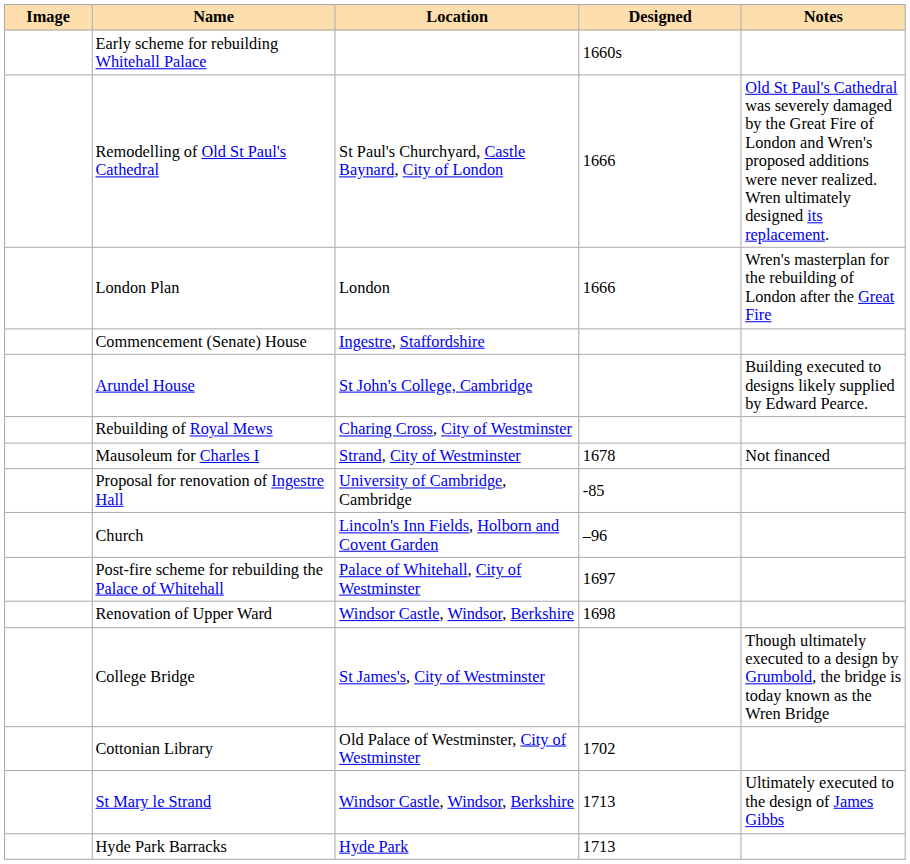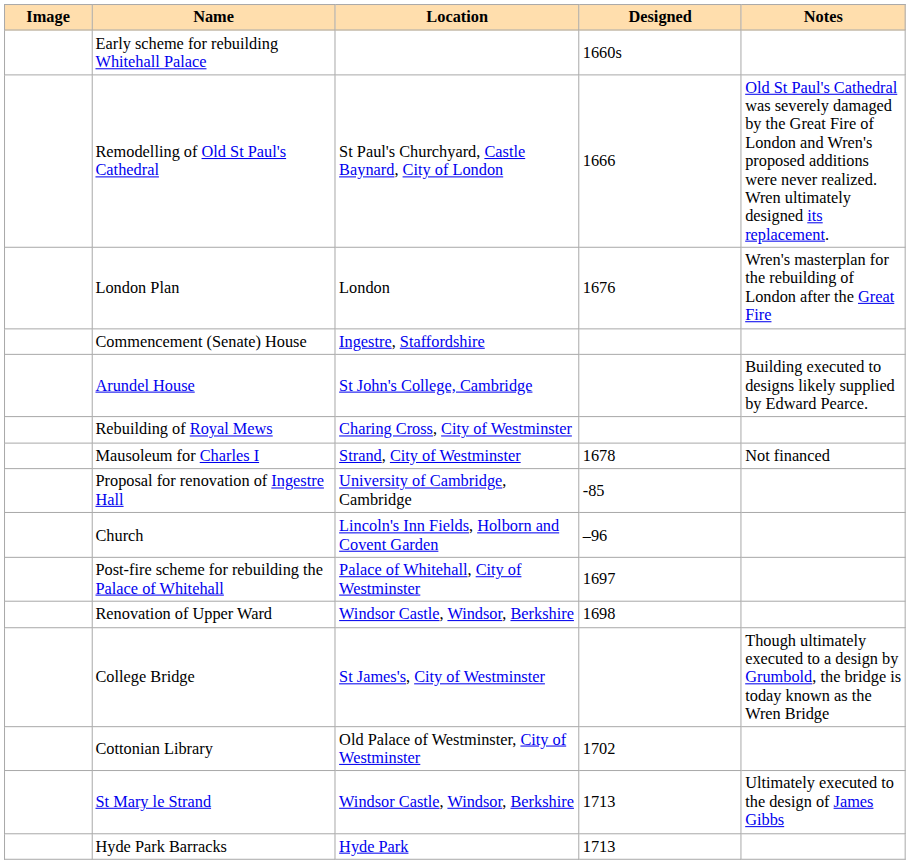(599, 287) 1666 -> (599, 287) 1676
